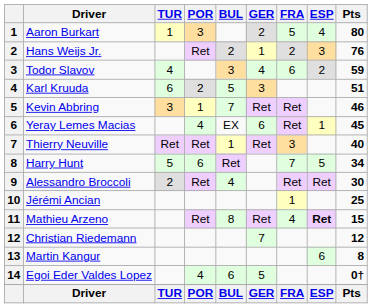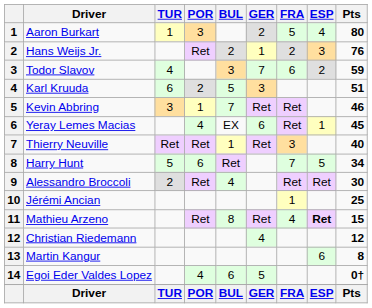(262, 69) 4 -> (262, 69) 7
(262, 237) 7 -> (262, 237) 4
